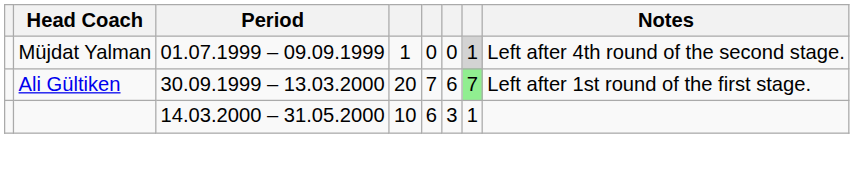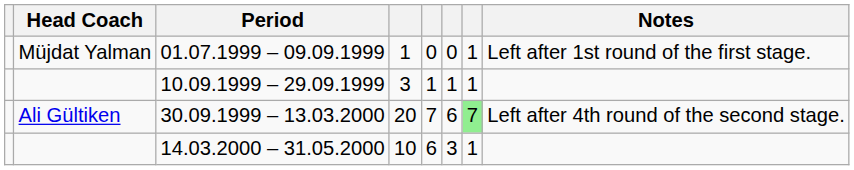(472, 52) lightgrey background -> (472, 52) no background
(666, 52) Left after 4th round of the second stage. -> (649, 52) Left after 1st round of the first stage.
+ row: (273, 84)
(649, 84) Left after 1st round of the first stage. -> (666, 116) Left after 4th round of the second stage.
